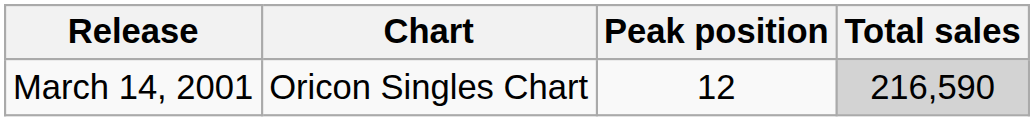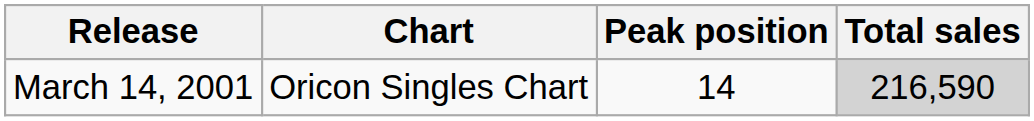(716, 86) 12 -> (716, 86) 14
